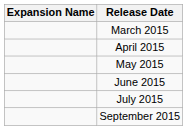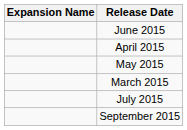rows swapped: (140, 30) <-> (140, 82)
